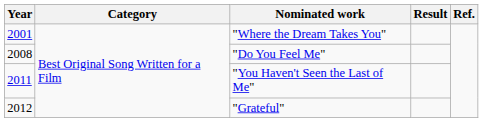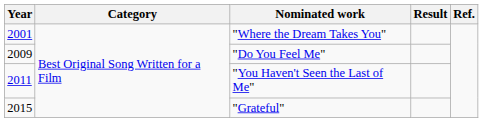(20, 53) 2008 -> (20, 53) 2009
(20, 107) 2012 -> (20, 107) 2015
